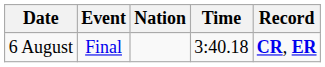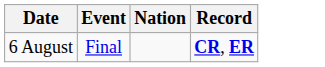- column: (221, 18)
